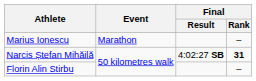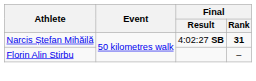- row: (38, 40)
